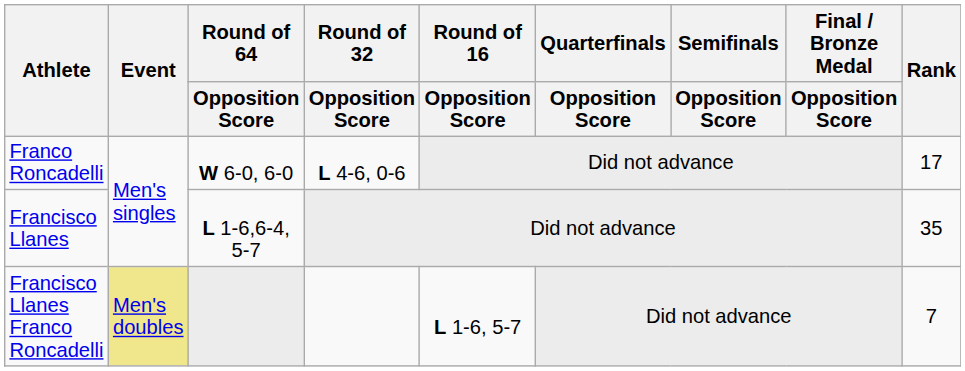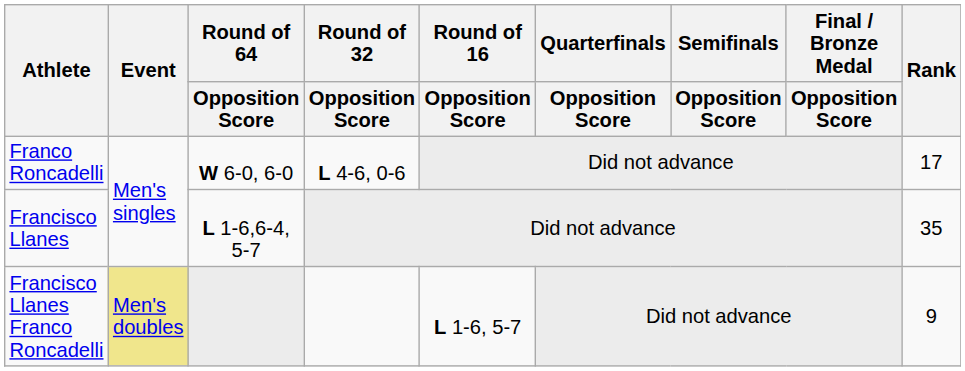(931, 316) 7 -> (931, 316) 9
